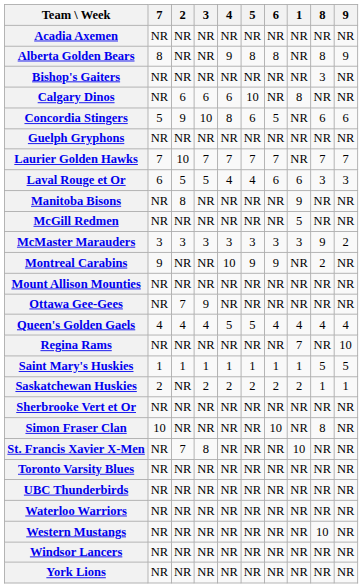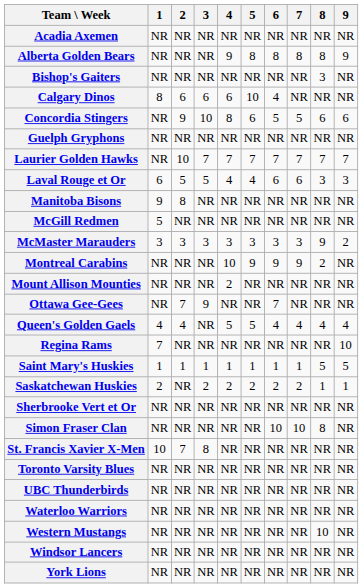columns swapped: (299, 15) <-> (159, 15)
(276, 97) NR -> (276, 97) 4
(229, 283) NR -> (229, 283) 2
(276, 304) NR -> (276, 304) 7
(206, 325) 4 -> (206, 325) NR
